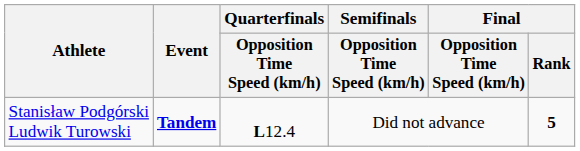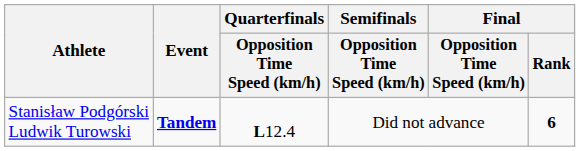(552, 122) 5 -> (552, 122) 6
